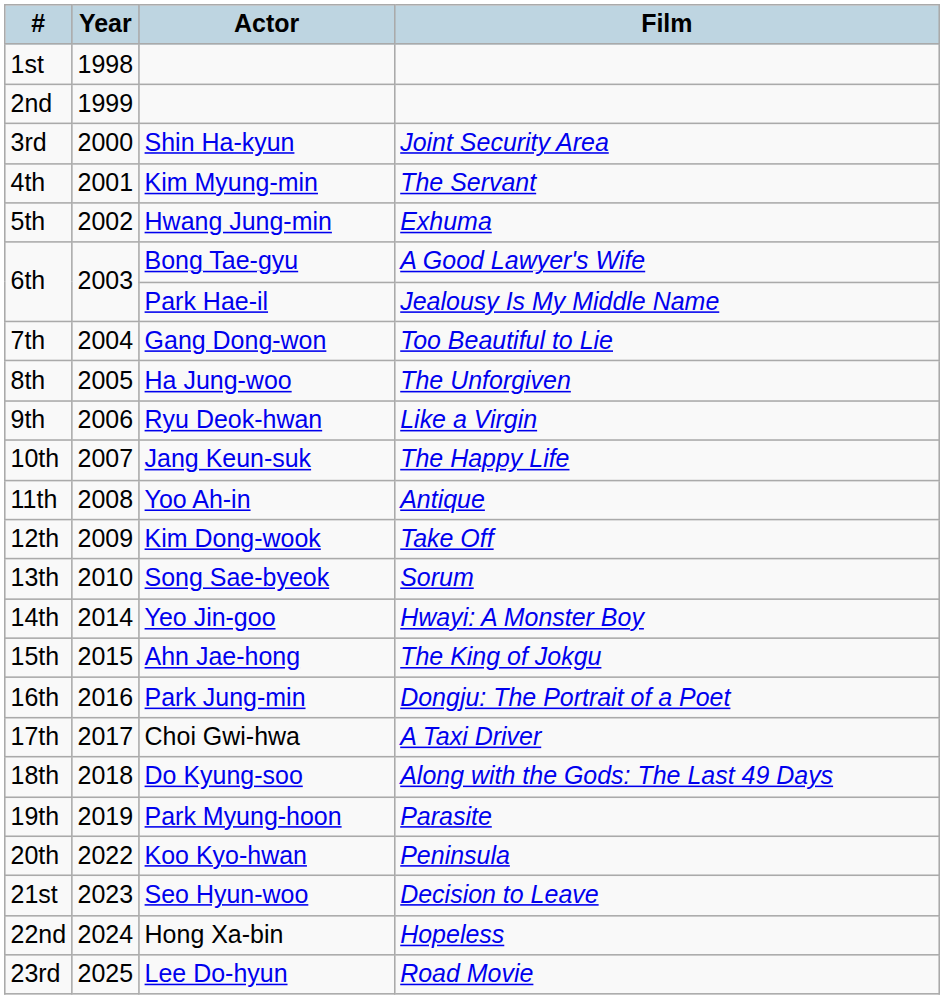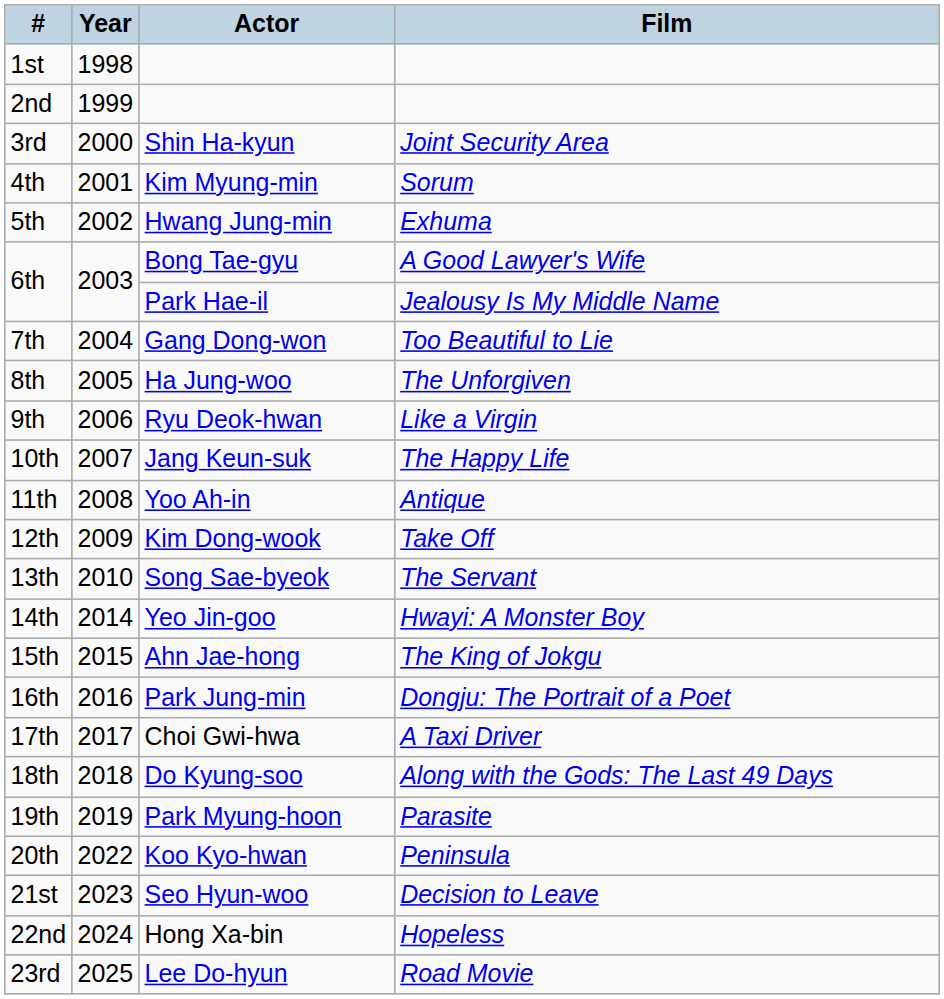(468, 182) The Servant -> (437, 182) Sorum
(437, 578) Sorum -> (468, 578) The Servant
